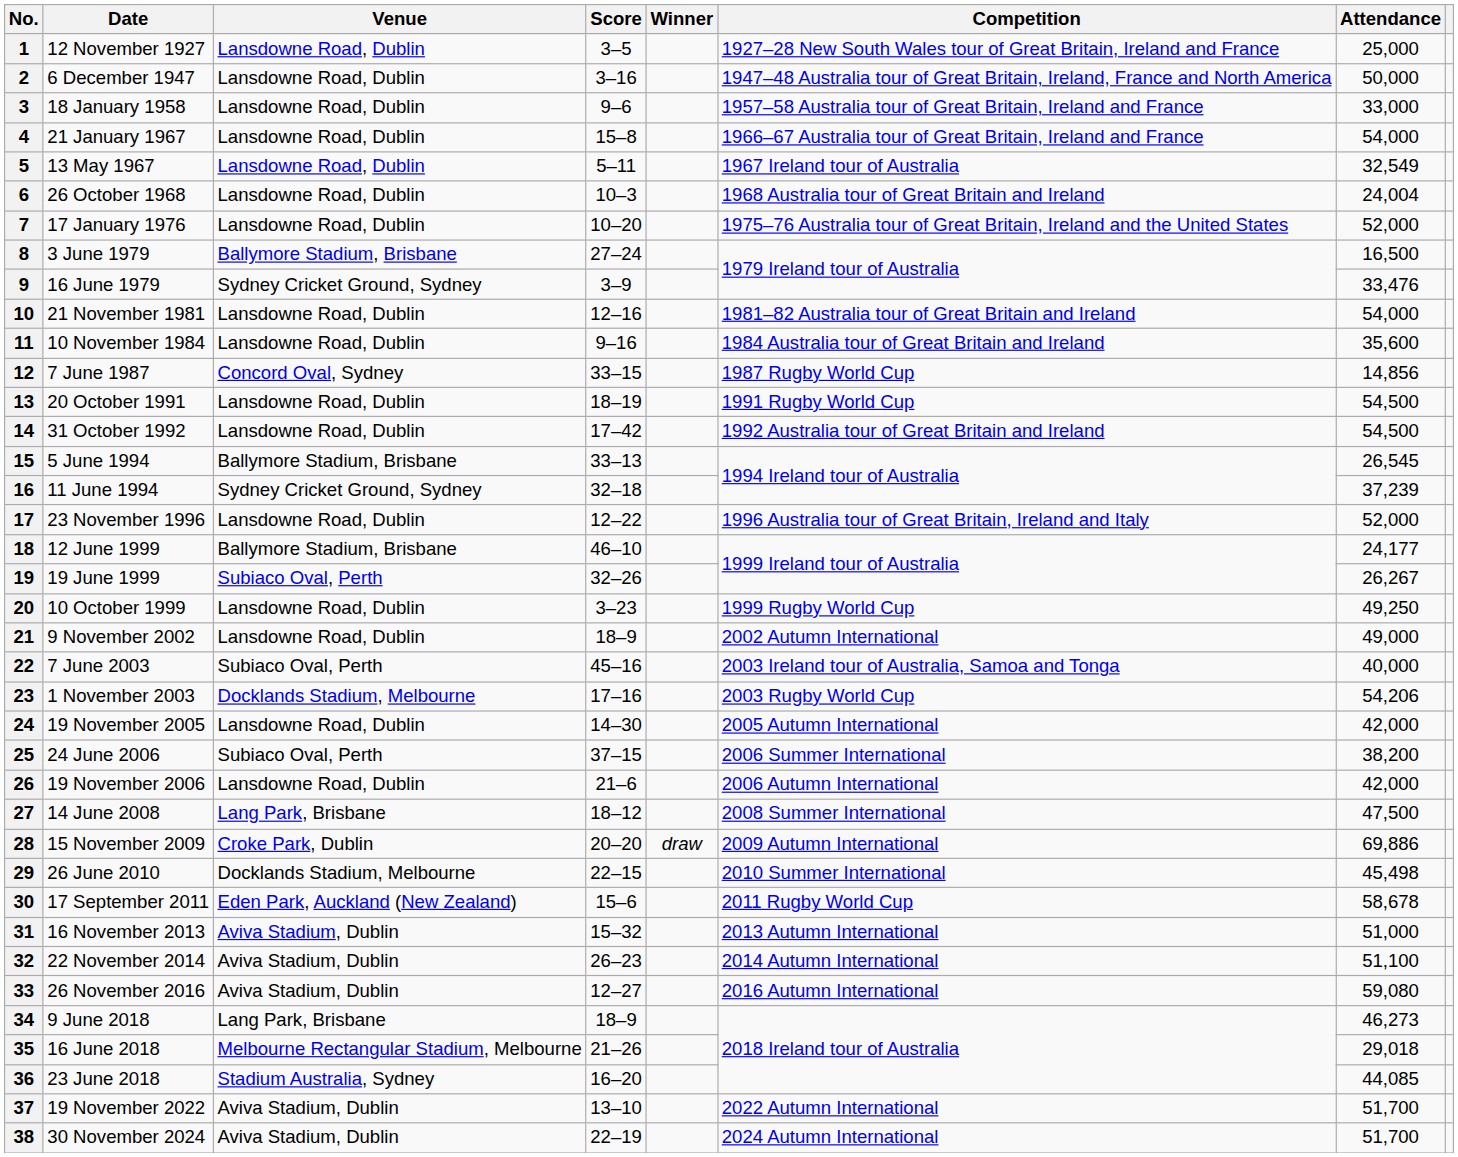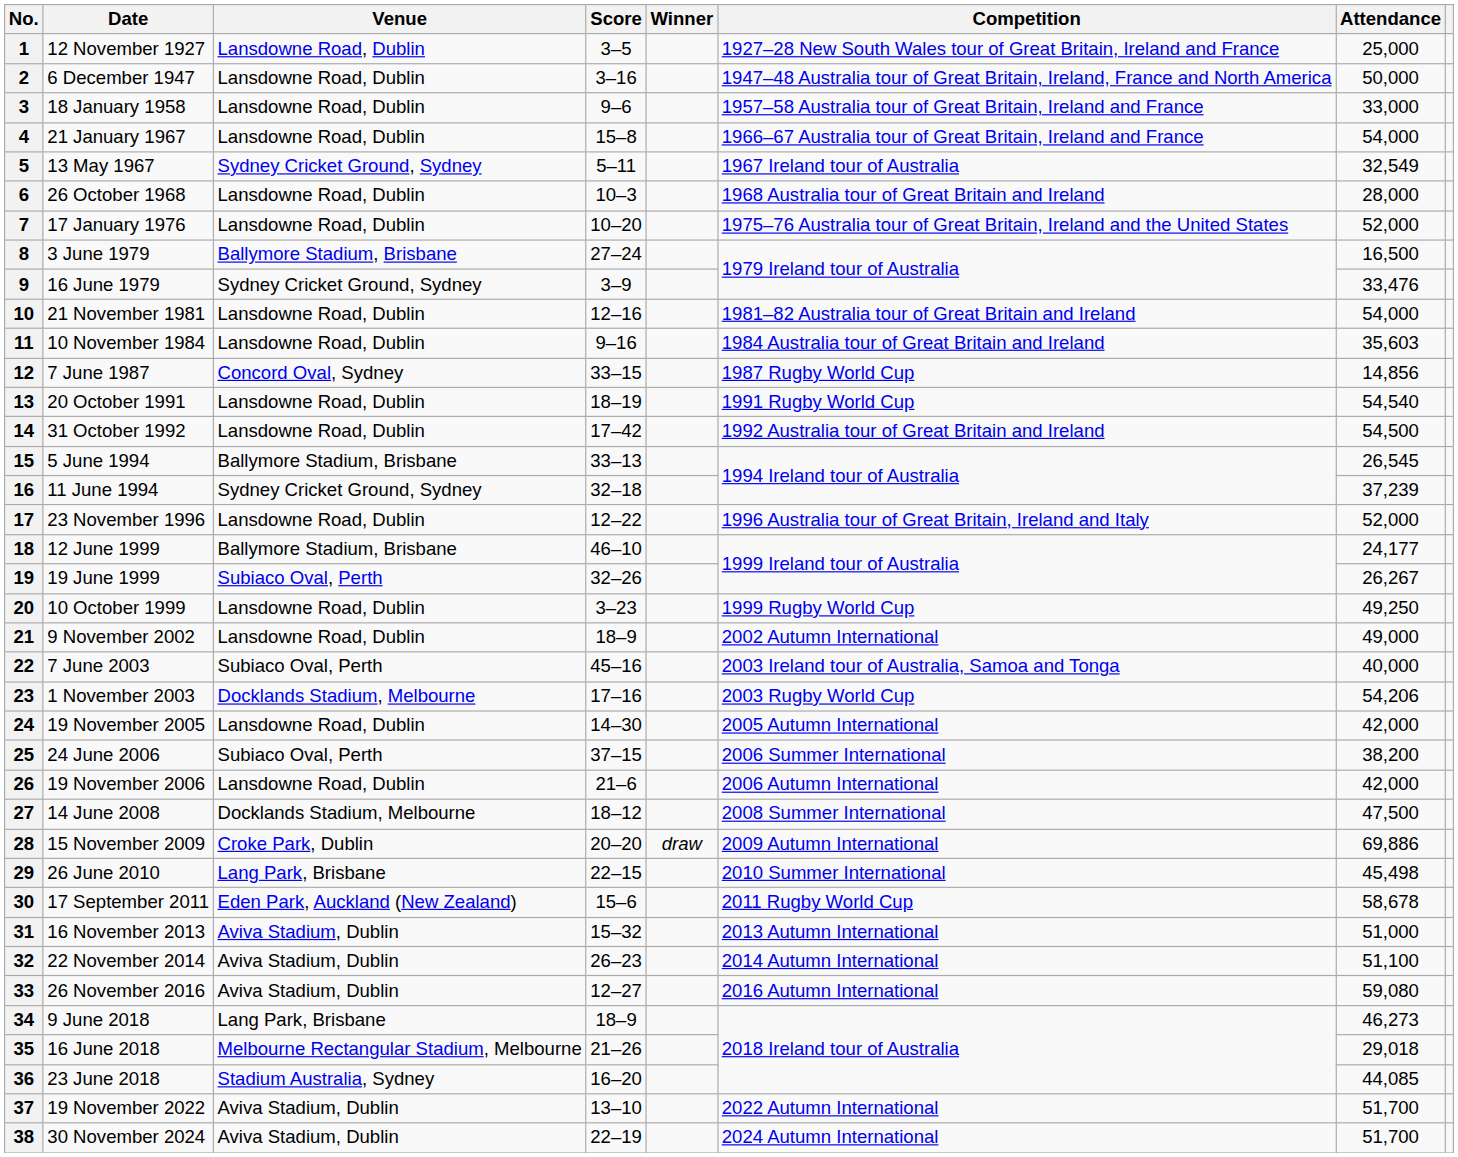(321, 166) Lansdowne Road, Dublin -> (350, 166) Sydney Cricket Ground, Sydney
(1391, 195) 24,004 -> (1391, 195) 28,000
(1391, 343) 35,600 -> (1391, 343) 35,603
(1391, 401) 54,500 -> (1391, 401) 54,540
(302, 813) Lang Park, Brisbane -> (346, 813) Docklands Stadium, Melbourne
(346, 872) Docklands Stadium, Melbourne -> (302, 872) Lang Park, Brisbane
